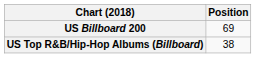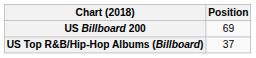(228, 45) 38 -> (228, 45) 37
